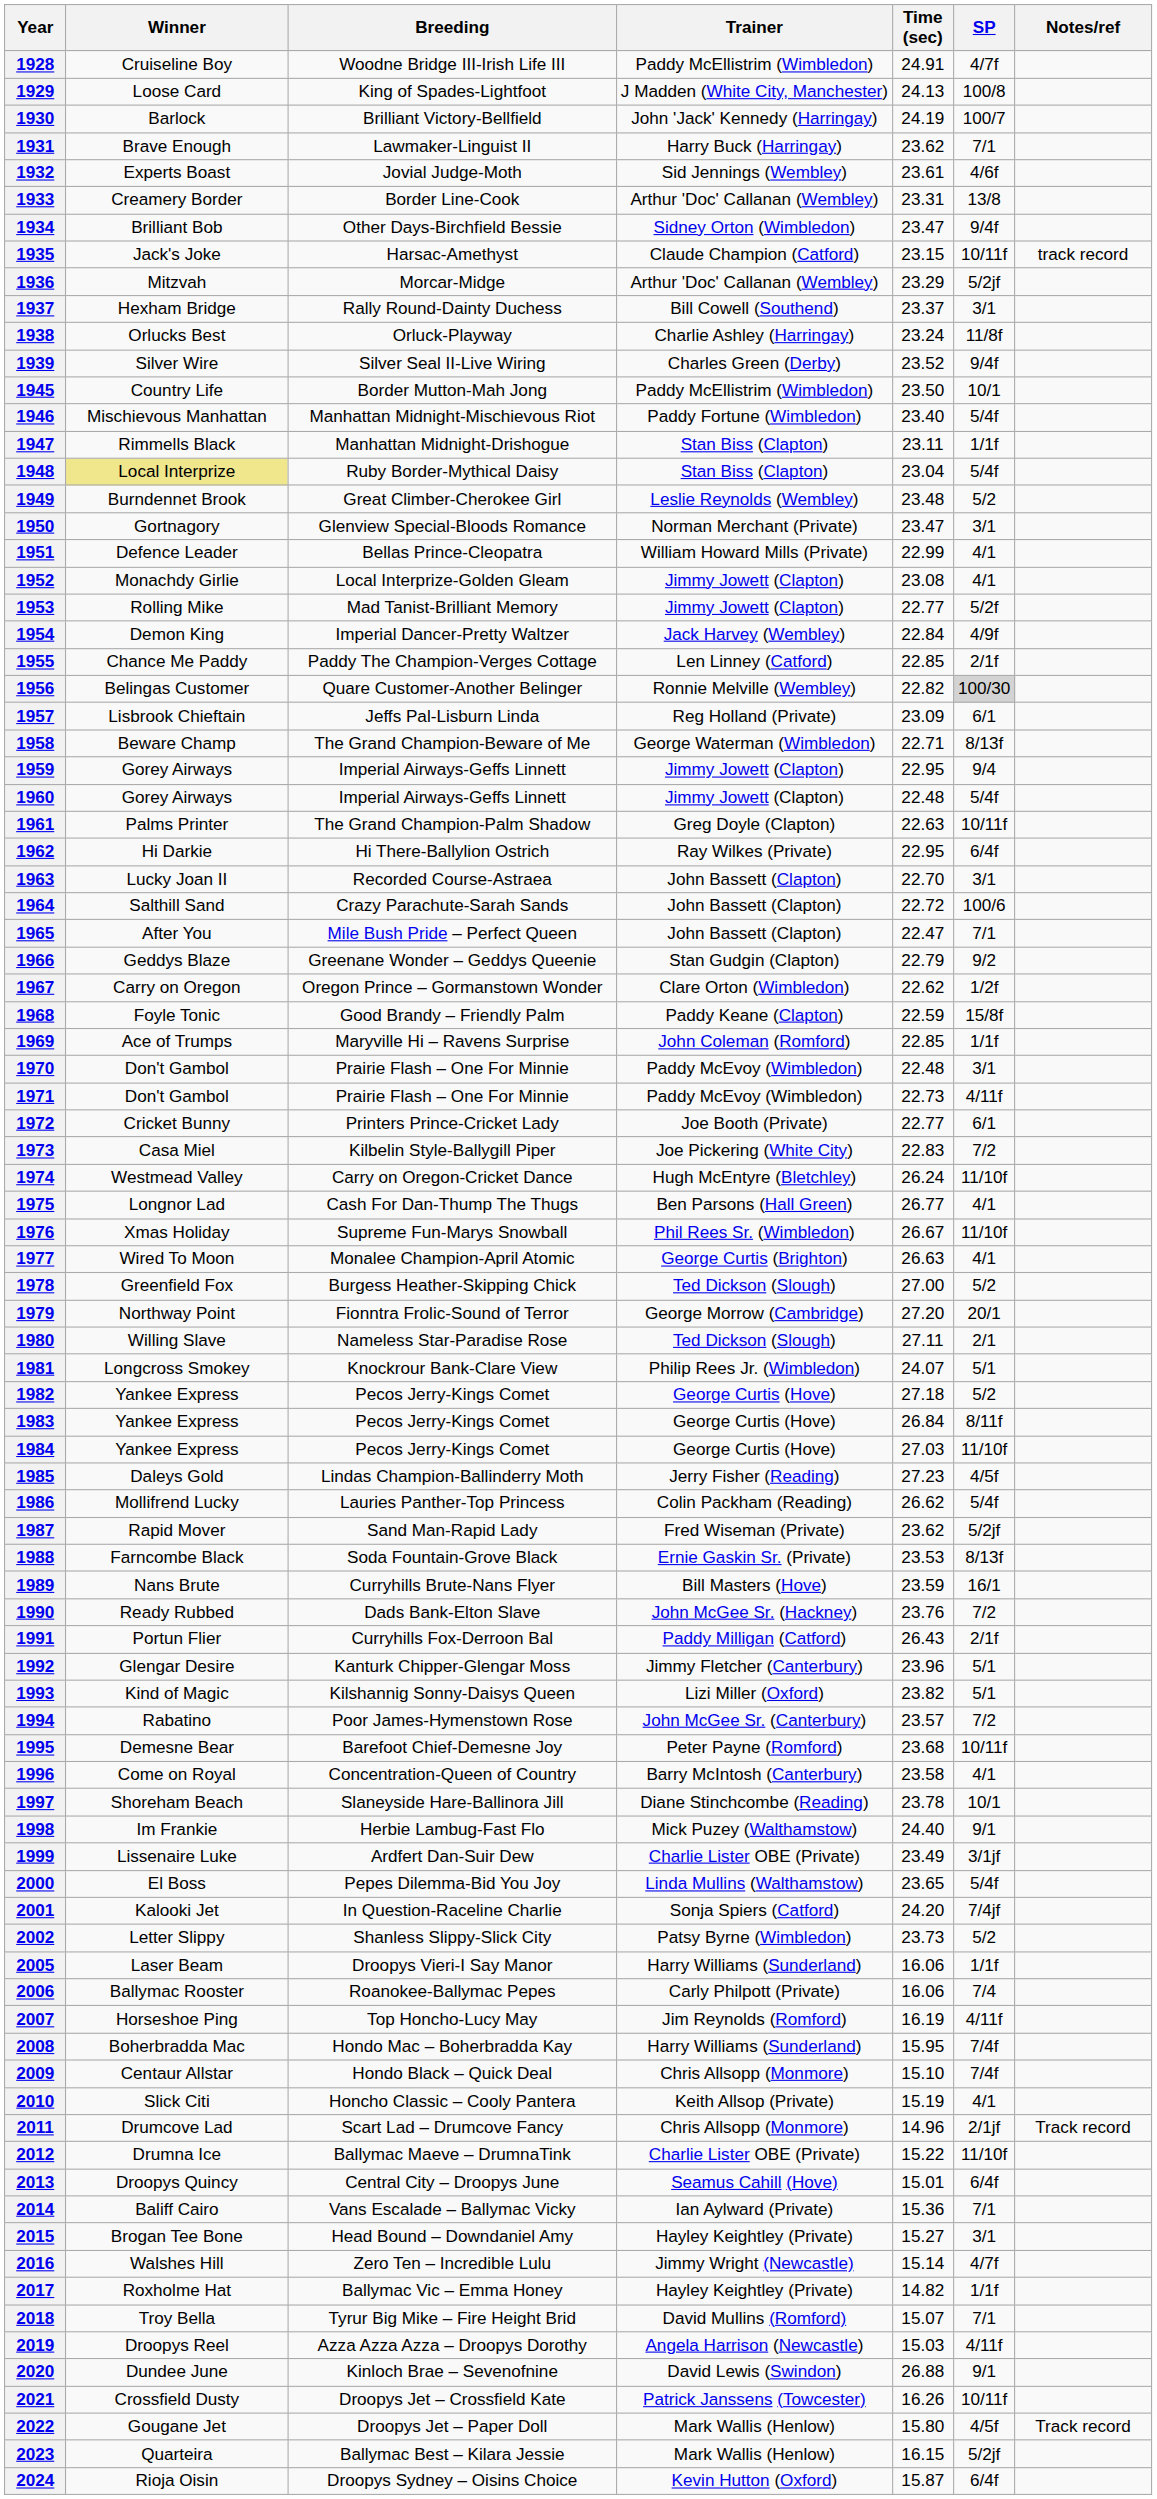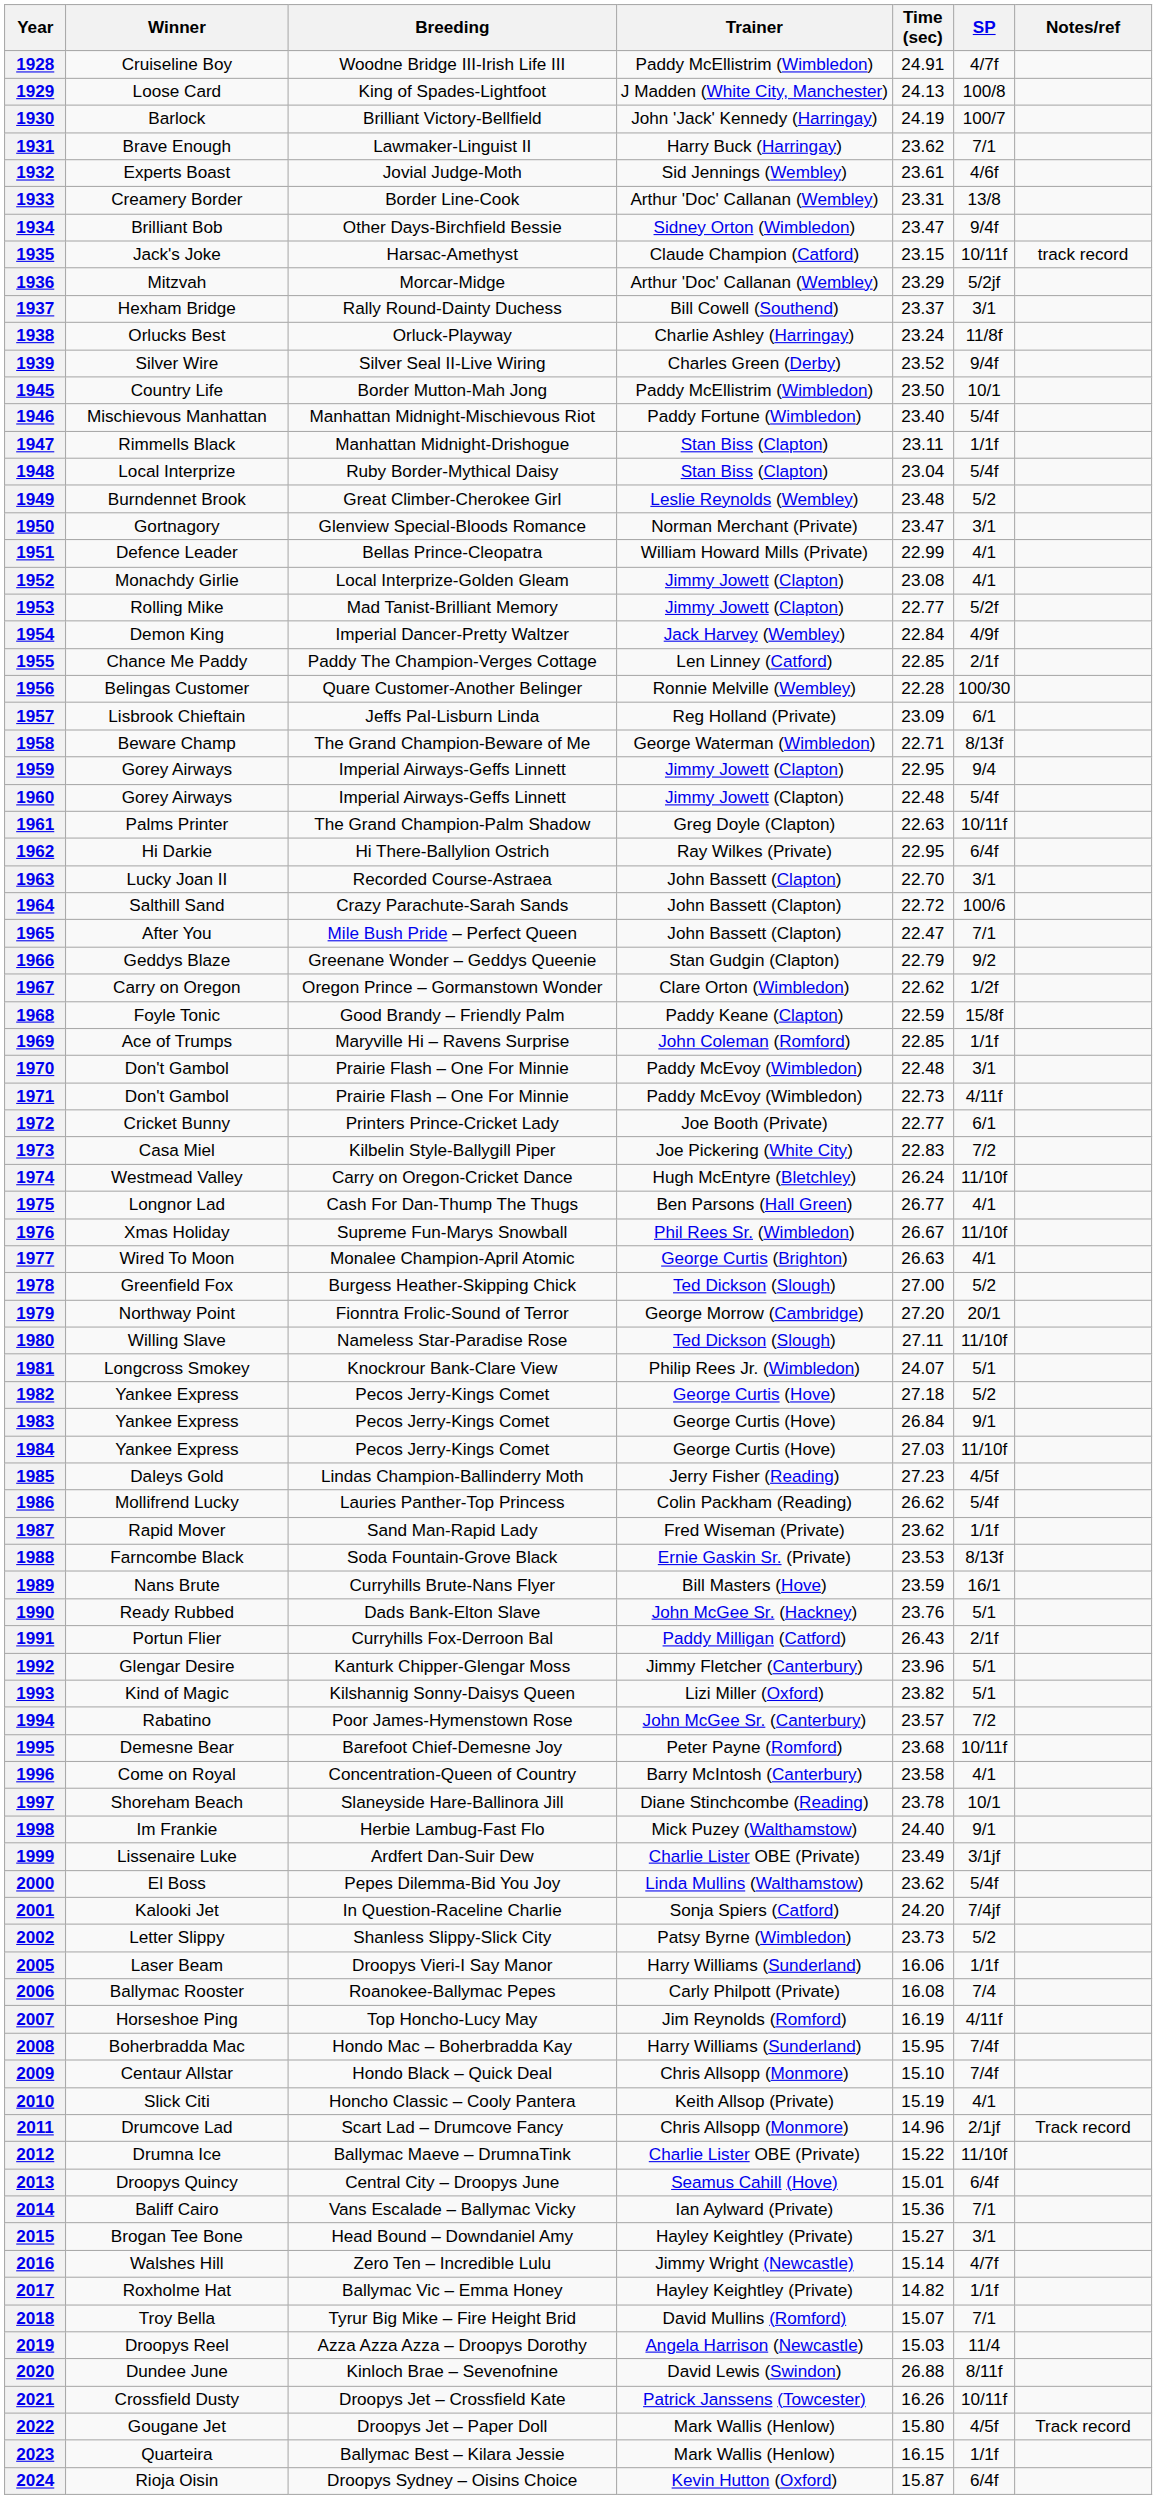(177, 471) khaki background -> (177, 471) no background
(923, 688) 22.82 -> (923, 688) 22.28
(984, 688) lightgrey background -> (984, 688) no background
(984, 1340) 2/1 -> (984, 1340) 11/10f
(984, 1422) 8/11f -> (984, 1422) 9/1
(984, 1530) 5/2jf -> (984, 1530) 1/1f
(984, 1612) 7/2 -> (984, 1612) 5/1
(923, 1883) 23.65 -> (923, 1883) 23.62
(923, 1992) 16.06 -> (923, 1992) 16.08
(984, 2345) 4/11f -> (984, 2345) 11/4
(984, 2372) 9/1 -> (984, 2372) 8/11f
(984, 2453) 5/2jf -> (984, 2453) 1/1f
